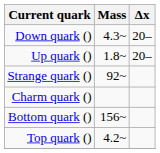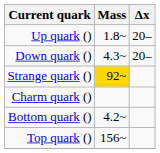rows swapped: (61, 55) <-> (53, 35)
(116, 76) no background -> (116, 76) gold background
(113, 117) 156~ -> (115, 117) 4.2~
(115, 138) 4.2~ -> (113, 138) 156~
